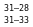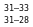rows swapped: (16, 20) <-> (16, 8)
